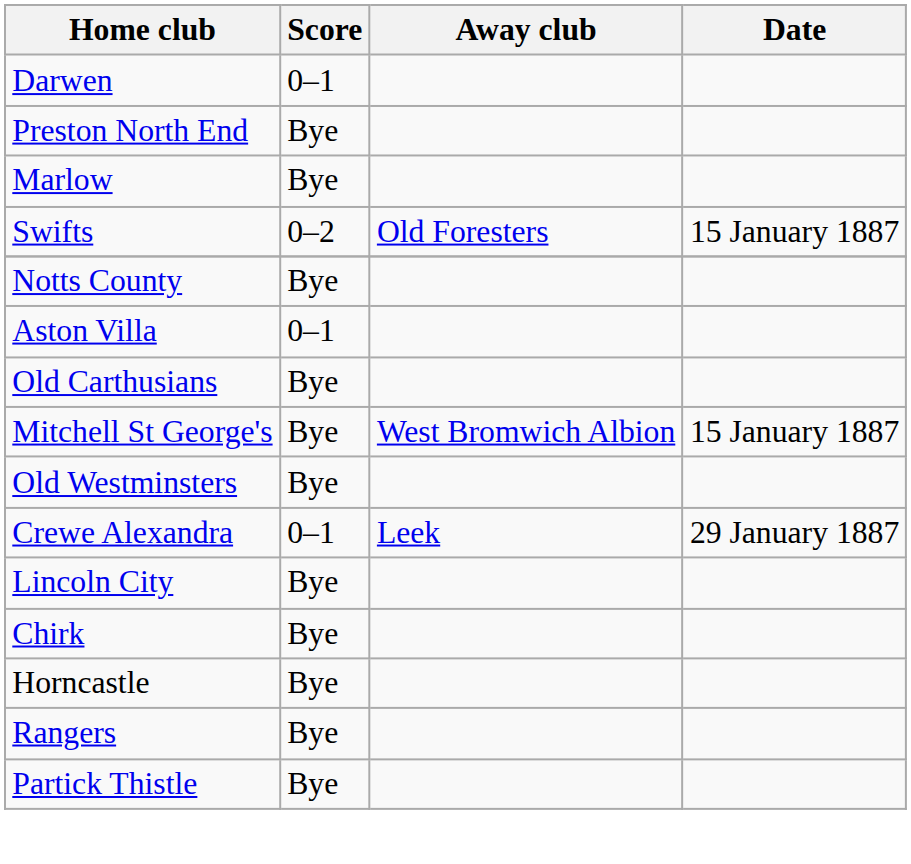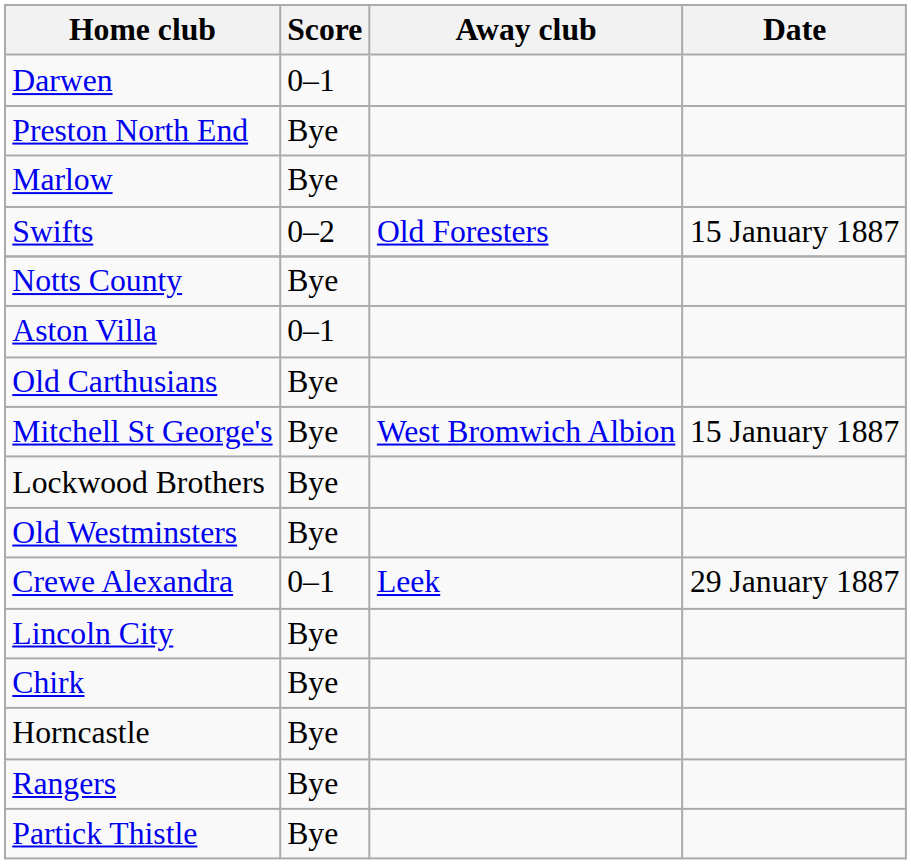+ row: (139, 481)
